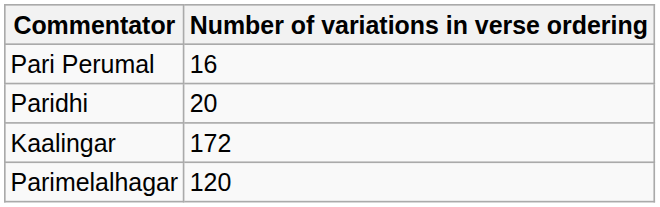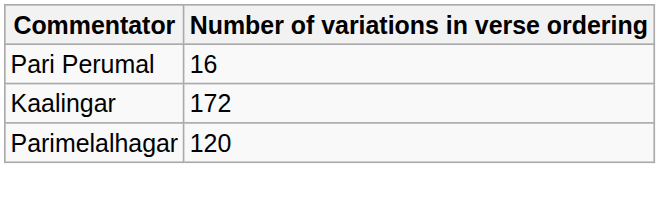- row: (49, 104)
